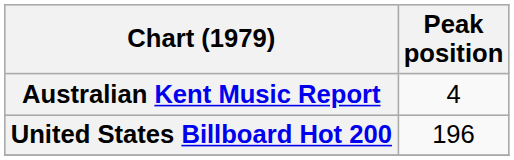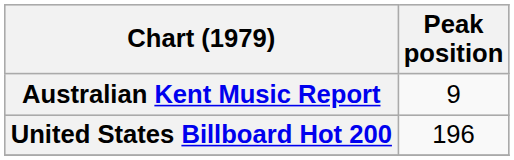(454, 94) 4 -> (454, 94) 9
